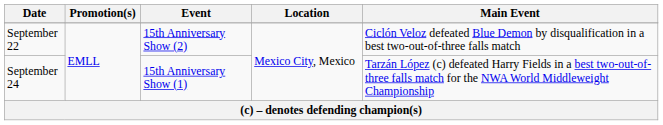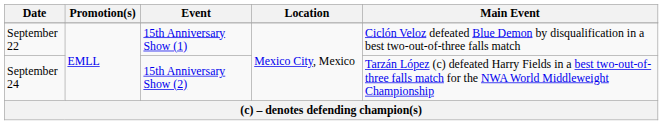(184, 39) 15th Anniversary Show (2) -> (184, 39) 15th Anniversary Show (1)
(184, 78) 15th Anniversary Show (1) -> (184, 78) 15th Anniversary Show (2)
